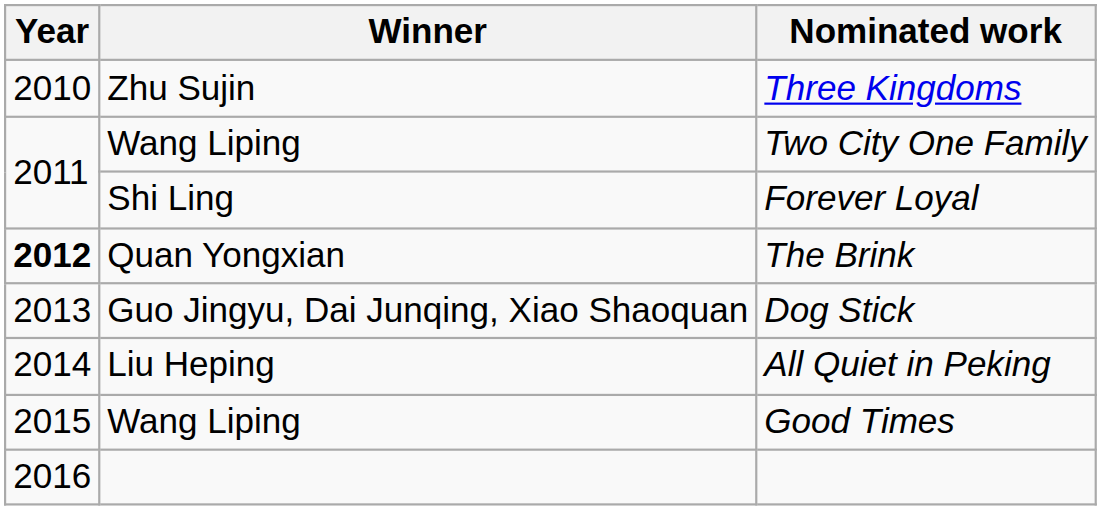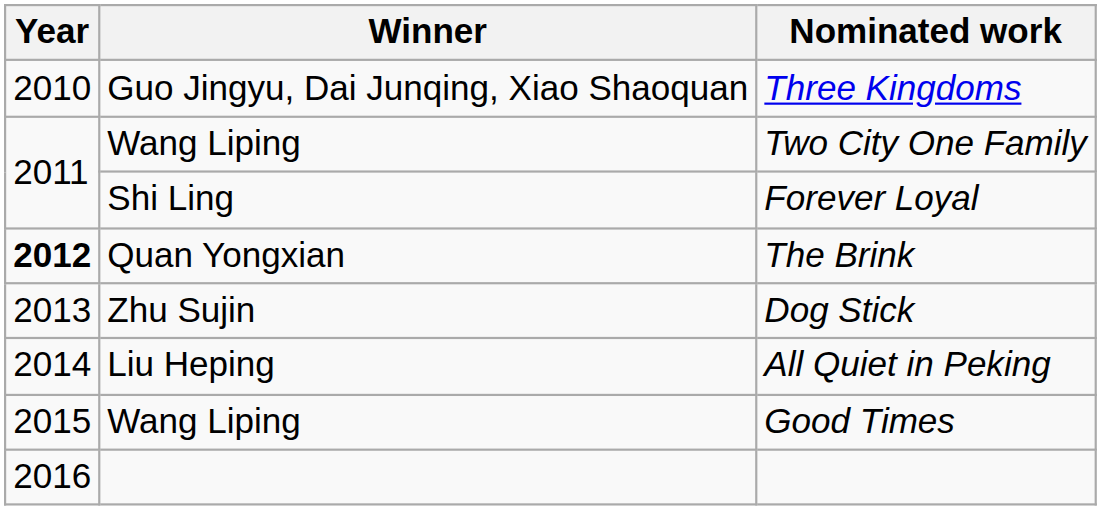(181, 87) Zhu Sujin -> (428, 87) Guo Jingyu, Dai Junqing, Xiao Shaoquan
(428, 310) Guo Jingyu, Dai Junqing, Xiao Shaoquan -> (181, 310) Zhu Sujin
